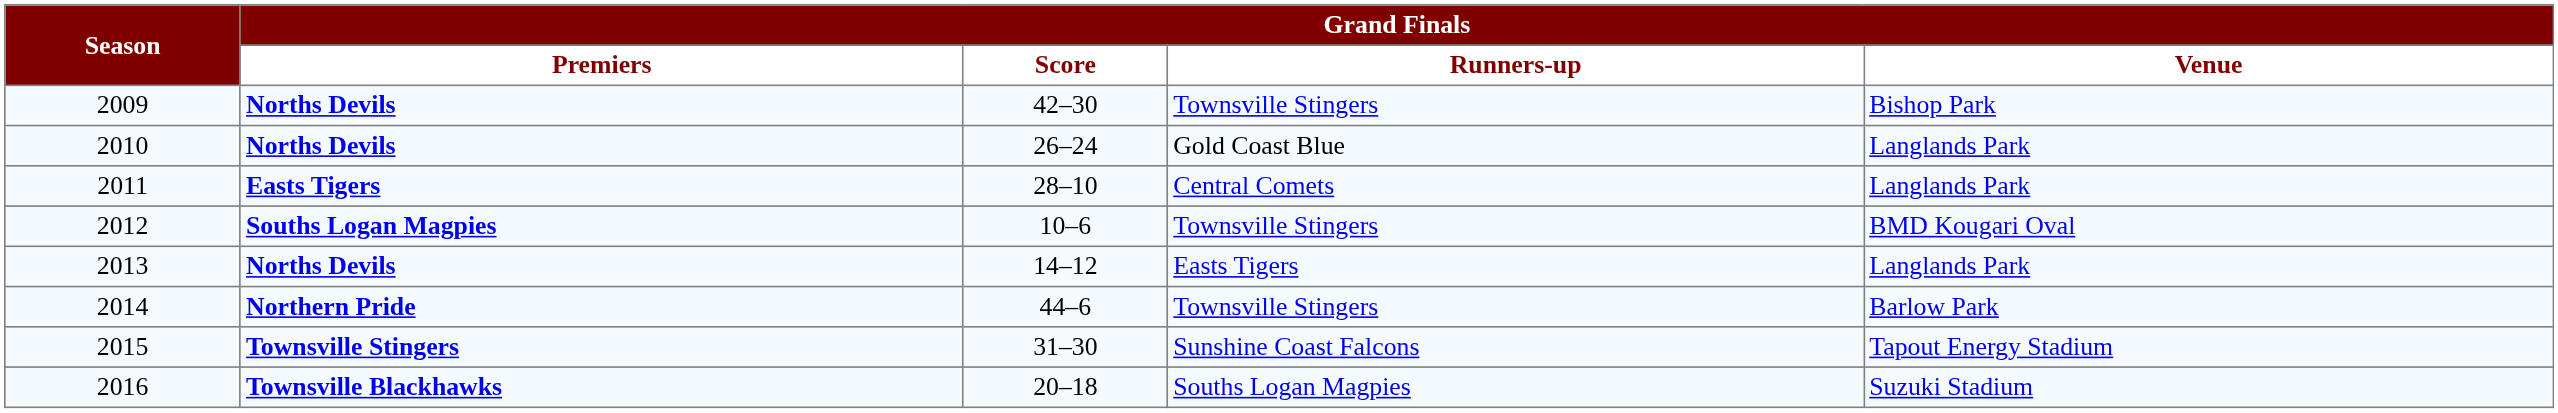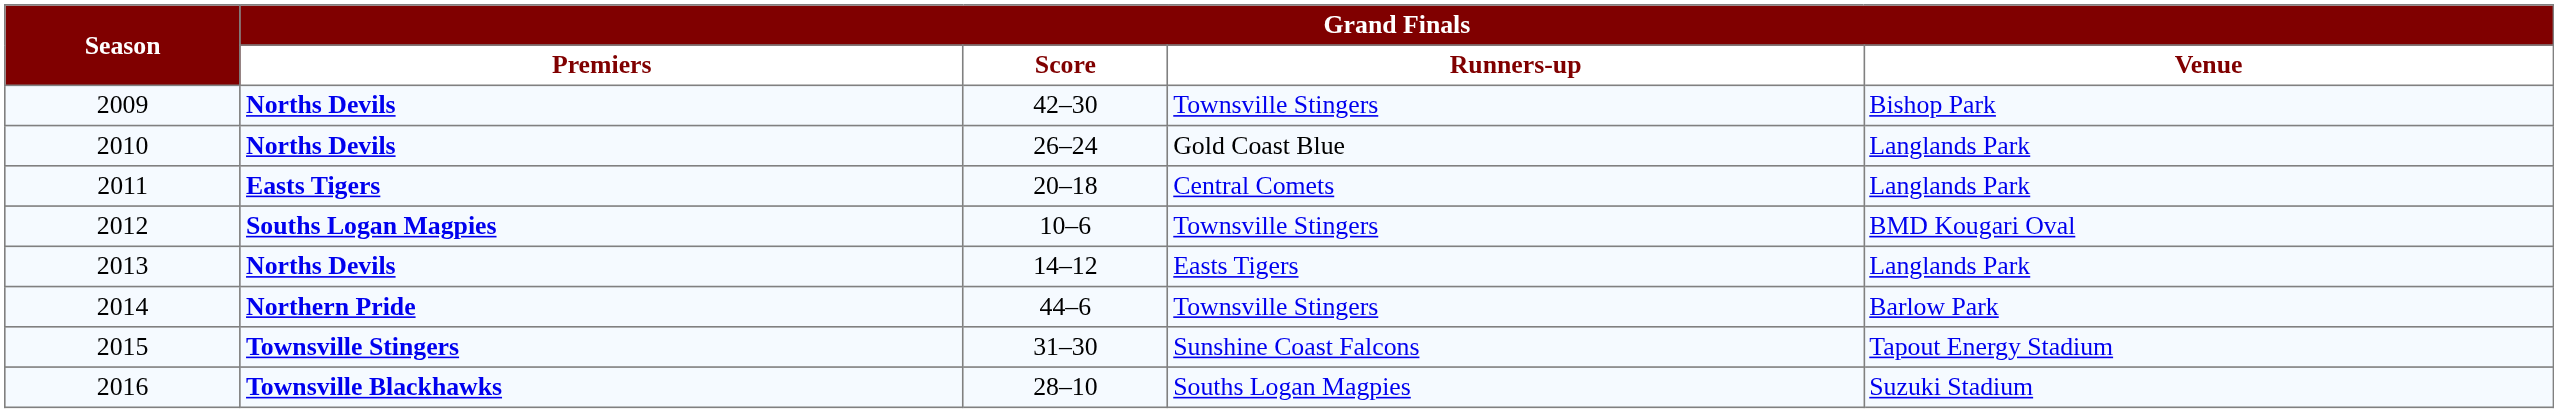(1065, 185) 28–10 -> (1065, 185) 20–18
(1065, 386) 20–18 -> (1065, 386) 28–10
